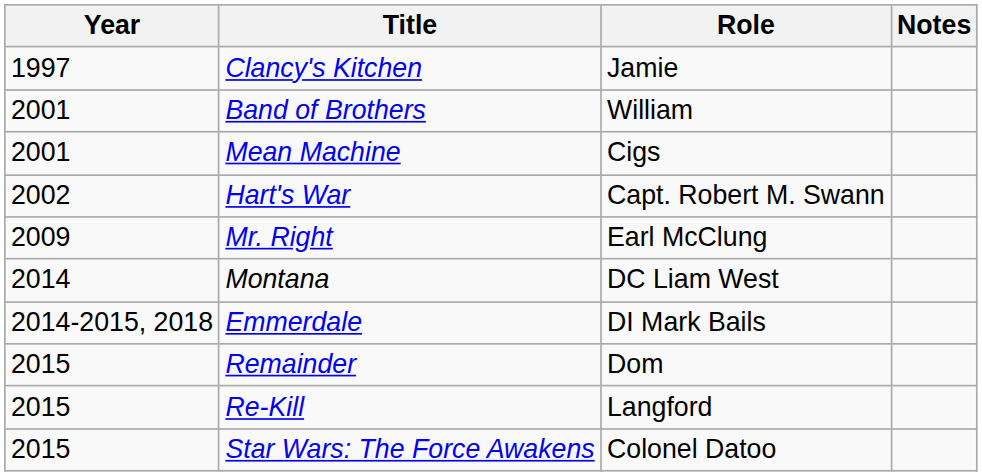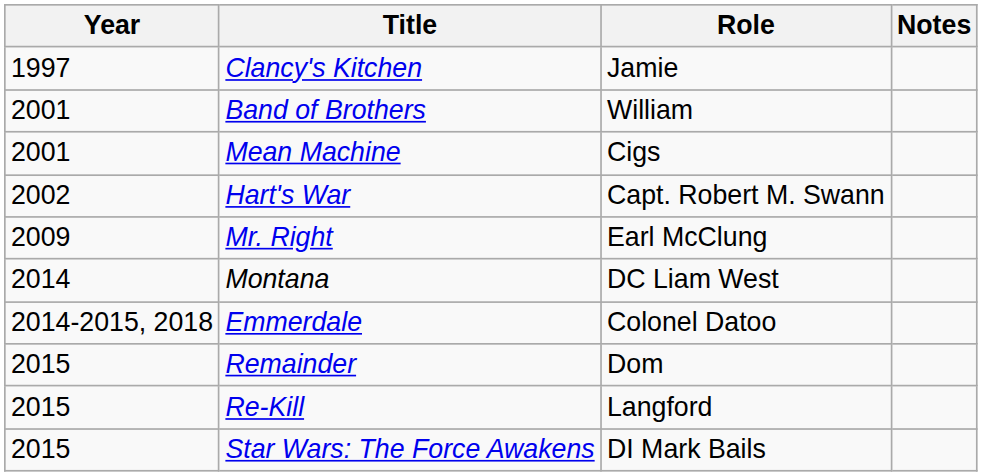(686, 322) DI Mark Bails -> (692, 322) Colonel Datoo
(692, 449) Colonel Datoo -> (686, 449) DI Mark Bails
